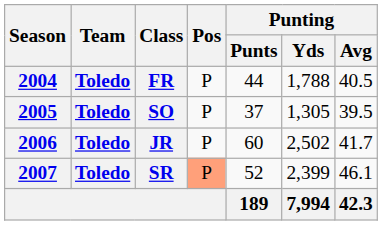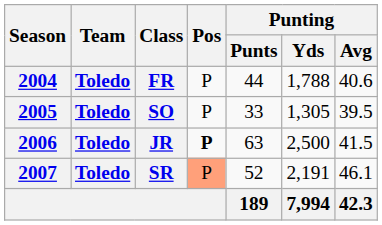(356, 81) 40.5 -> (356, 81) 40.6
(254, 111) 37 -> (254, 111) 33
(207, 142) normal -> (207, 142) bold
(254, 142) 60 -> (254, 142) 63
(308, 142) 2,502 -> (308, 142) 2,500
(356, 142) 41.7 -> (356, 142) 41.5
(308, 173) 2,399 -> (308, 173) 2,191
